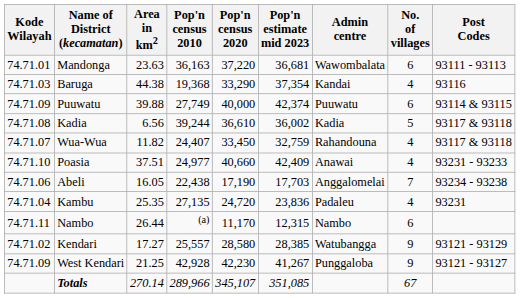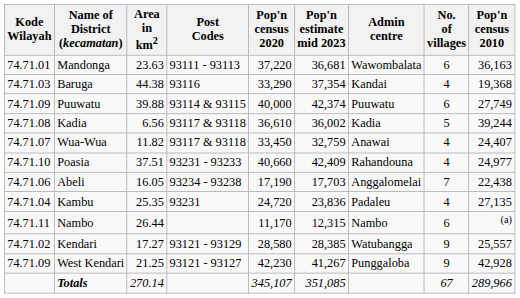columns swapped: (190, 29) <-> (474, 29)
(346, 143) Rahandouna -> (370, 143) Anawai
(334, 162) Anawai -> (382, 162) Rahandouna
